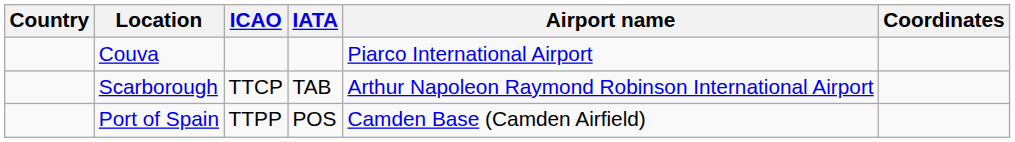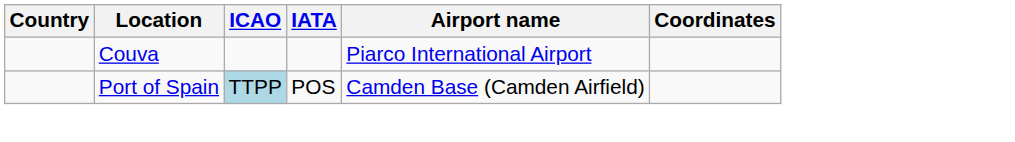- row: (158, 86)
(255, 119) no background -> (255, 86) lightblue background
